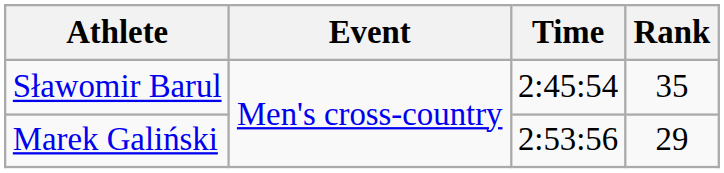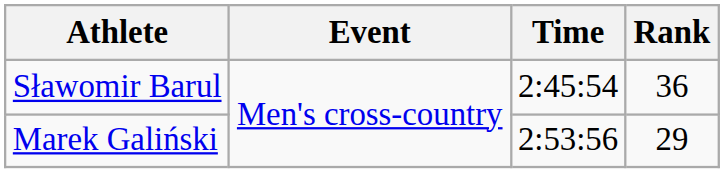(672, 86) 35 -> (672, 86) 36
